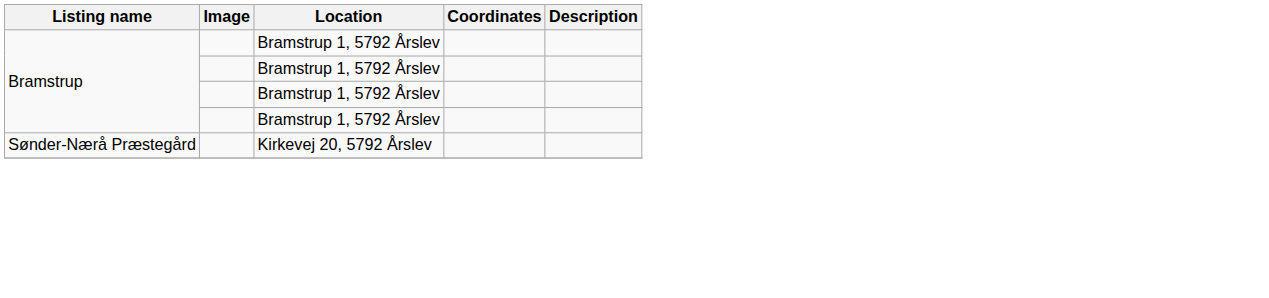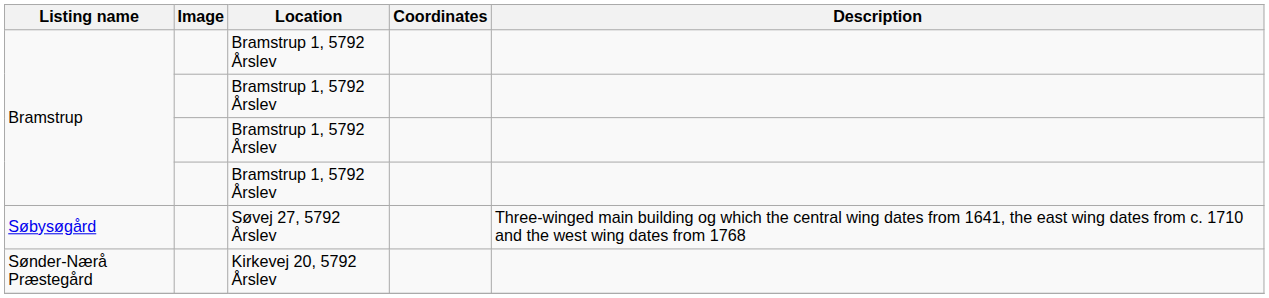+ row: (52, 227)
